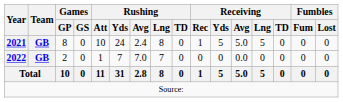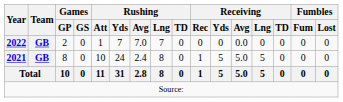rows swapped: (16, 43) <-> (16, 58)
